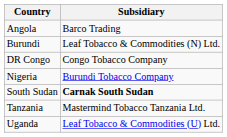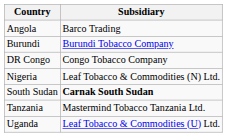(141, 44) Leaf Tobacco & Commodities (N) Ltd. -> (118, 44) Burundi Tobacco Company
(118, 76) Burundi Tobacco Company -> (141, 76) Leaf Tobacco & Commodities (N) Ltd.
